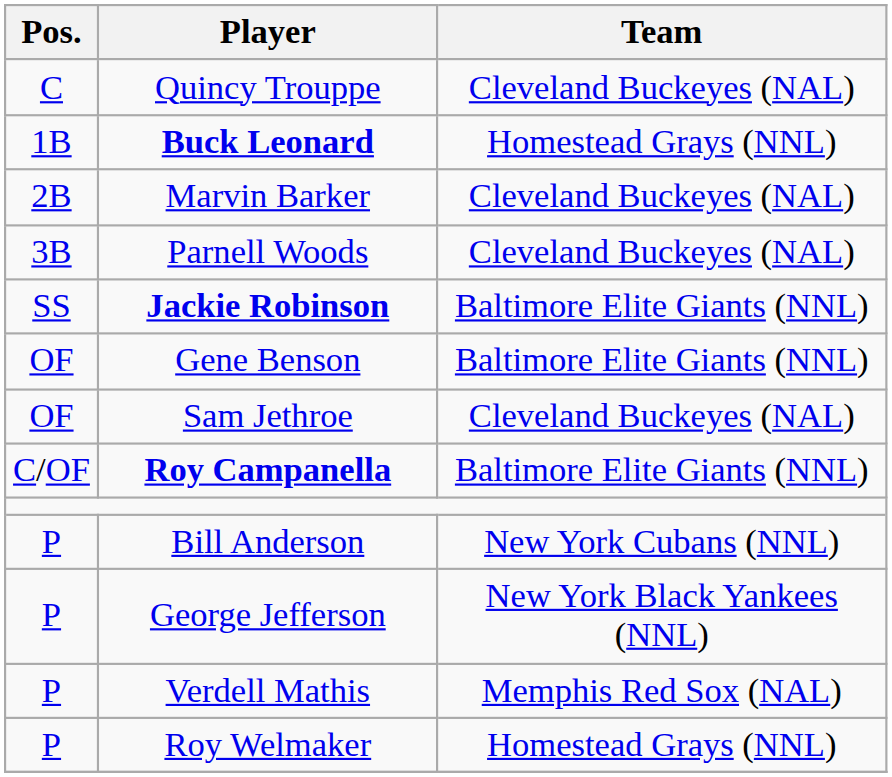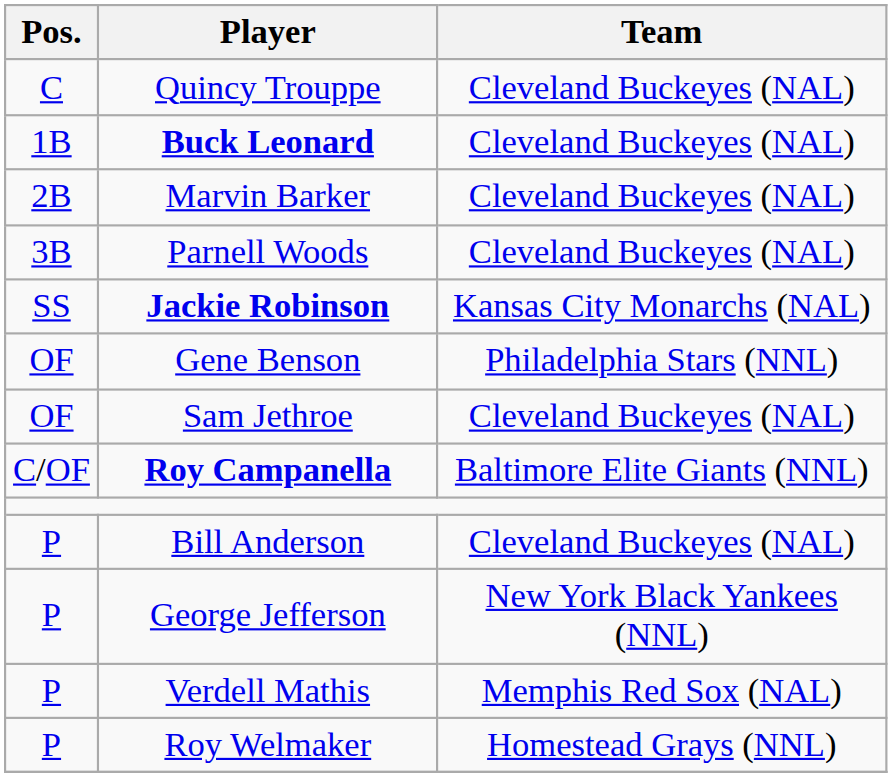(662, 141) Homestead Grays (NNL) -> (662, 141) Cleveland Buckeyes (NAL)
(662, 305) Baltimore Elite Giants (NNL) -> (662, 305) Kansas City Monarchs (NAL)
(662, 360) Baltimore Elite Giants (NNL) -> (662, 360) Philadelphia Stars (NNL)
(662, 541) New York Cubans (NNL) -> (662, 541) Cleveland Buckeyes (NAL)
